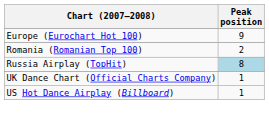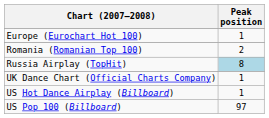(241, 36) 9 -> (241, 36) 1
+ row: (64, 107)
